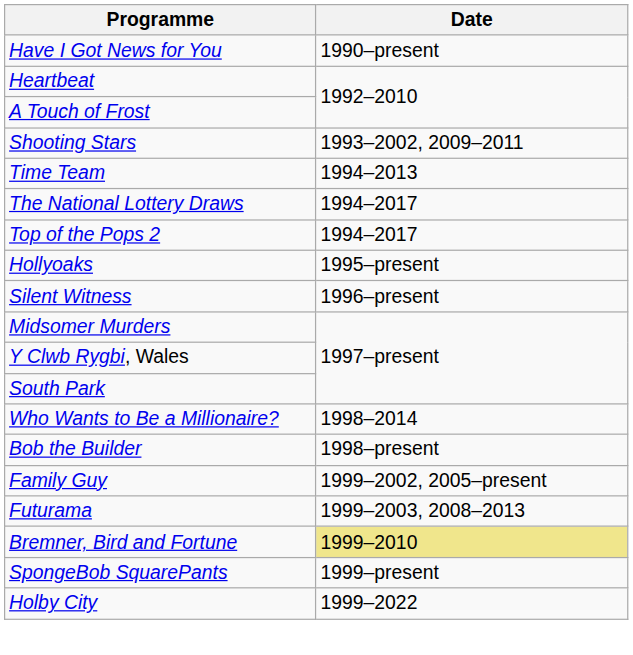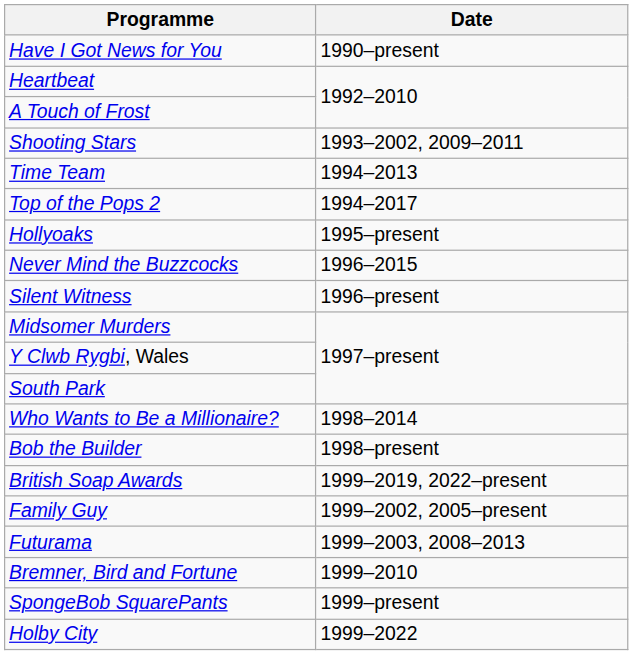- row: (126, 204)
+ row: (124, 265)
+ row: (96, 480)
(369, 541) khaki background -> (369, 572) no background
